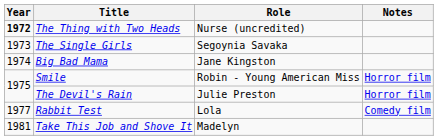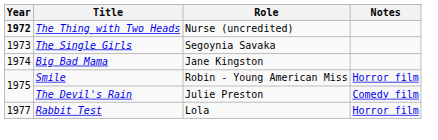(398, 94) Horror film -> (386, 94) Comedy film
(398, 110) Comedy film -> (386, 110) Horror film
- row: (114, 127)
